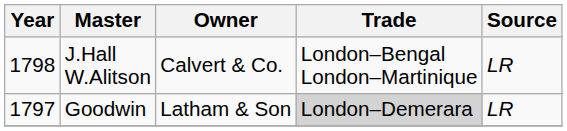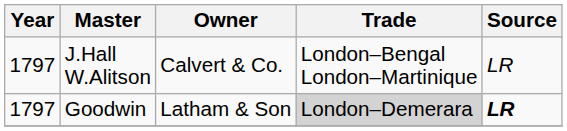(32, 65) 1798 -> (32, 65) 1797
(500, 109) normal -> (501, 109) bold
